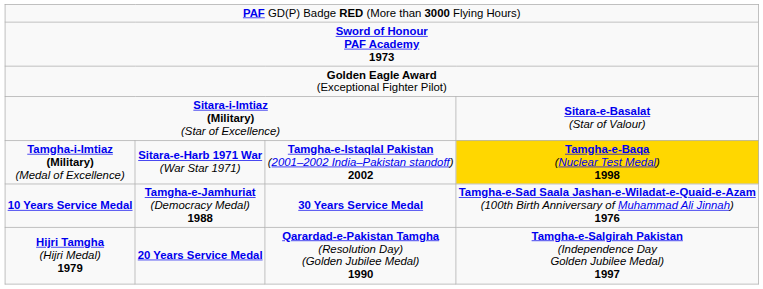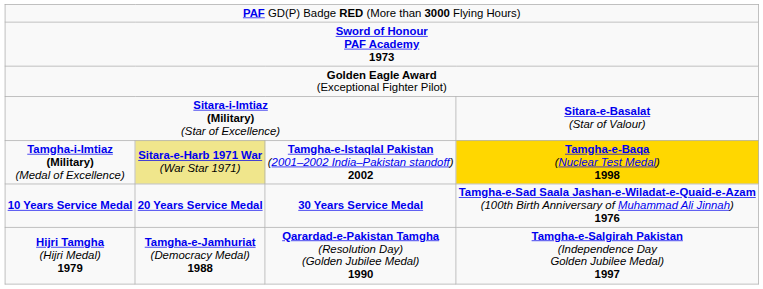(200, 162) no background -> (200, 162) khaki background
(200, 205) Tamgha-e-Jamhuriat (Democracy Medal) 1988 -> (200, 205) 20 Years Service Medal
(200, 255) 20 Years Service Medal -> (200, 255) Tamgha-e-Jamhuriat (Democracy Medal) 1988
